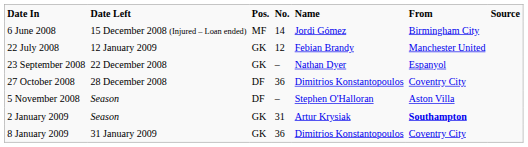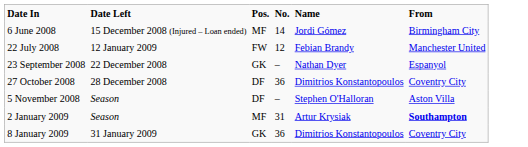- column: (505, 13)
(259, 47) GK -> (259, 47) FW
(259, 116) GK -> (259, 116) MF
